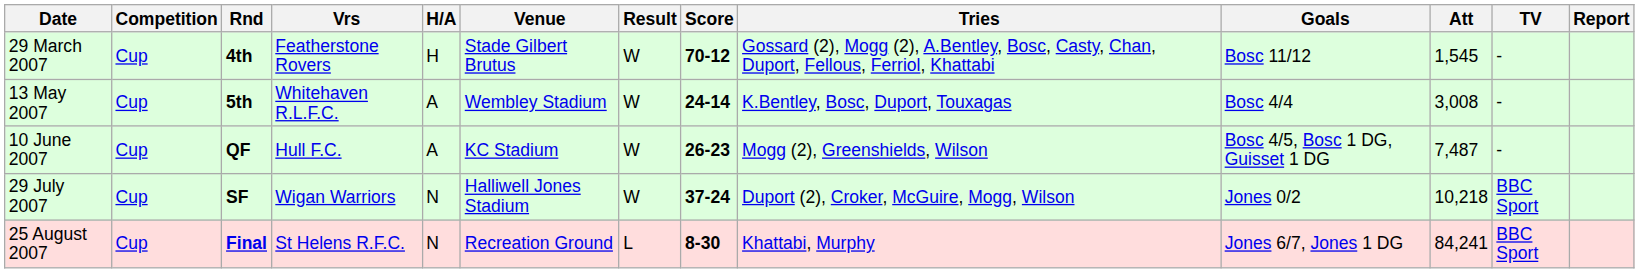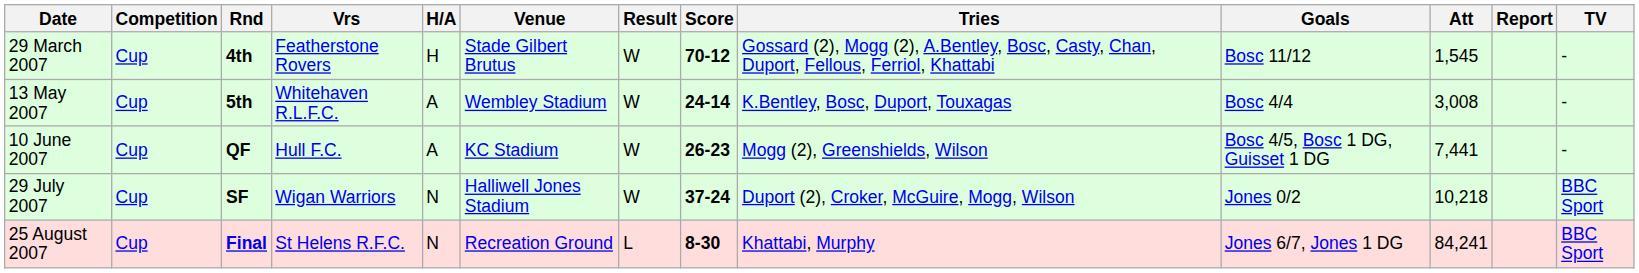columns swapped: (1531, 18) <-> (1601, 18)
(1456, 149) 7,487 -> (1456, 149) 7,441
